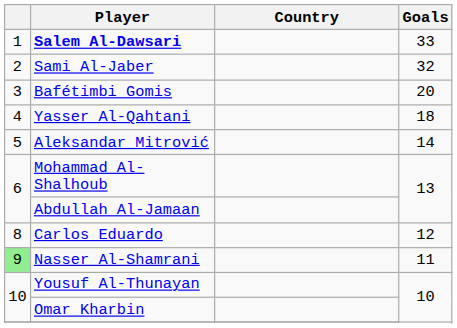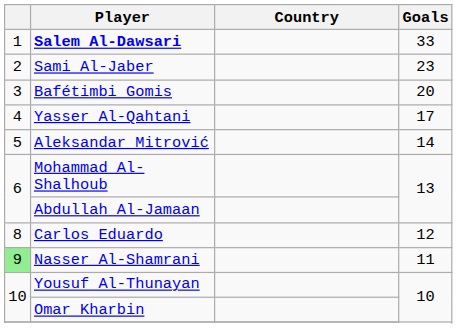(426, 67) 32 -> (426, 67) 23
(426, 117) 18 -> (426, 117) 17
